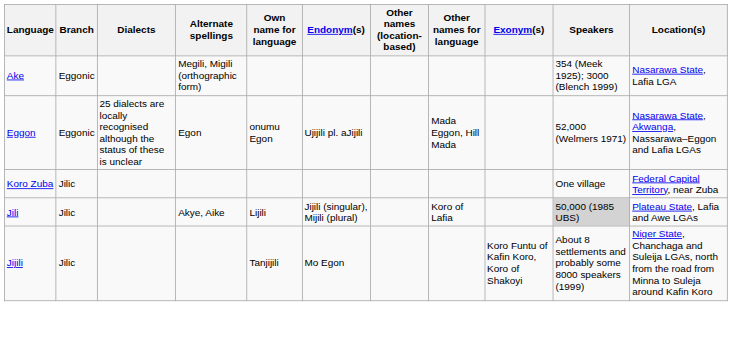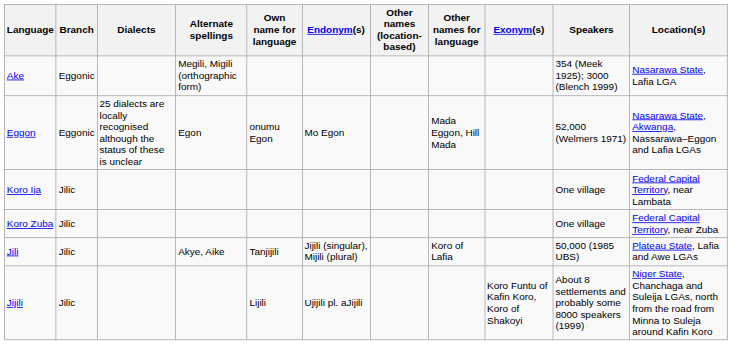(333, 133) Ujijili pl. aJijili -> (324, 133) Mo Egon
+ row: (24, 190)
(258, 212) Lijili -> (264, 252) Tanjijili
(585, 212) lightgrey background -> (585, 252) no background
(264, 263) Tanjijili -> (258, 303) Lijili
(324, 263) Mo Egon -> (333, 303) Ujijili pl. aJijili
